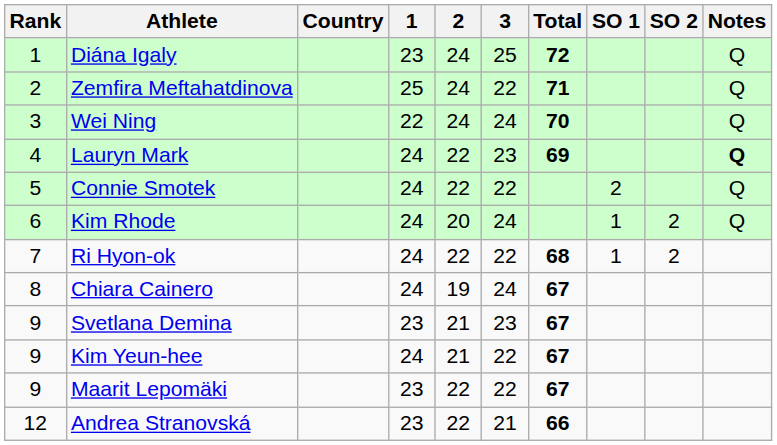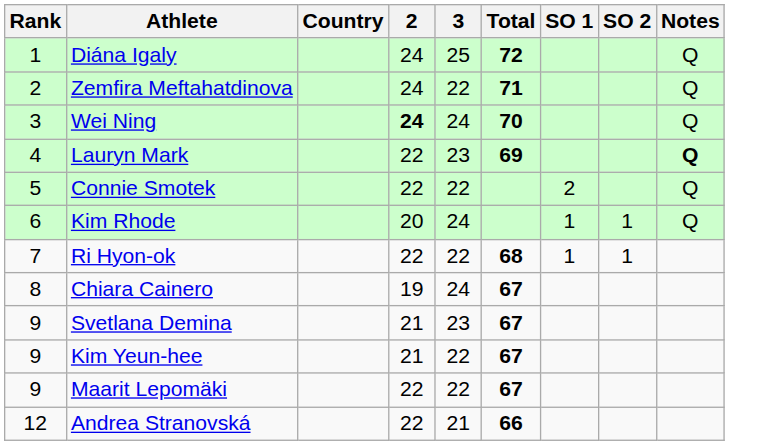- column: (412, 21)
(458, 121) normal -> (412, 121) bold
(674, 222) 2 -> (627, 222) 1
(674, 255) 2 -> (627, 255) 1
